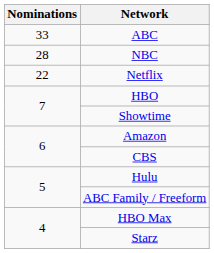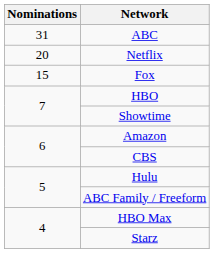(42, 34) 33 -> (42, 34) 31
- row: (145, 55)
(42, 75) 22 -> (42, 55) 20
+ row: (145, 75)
